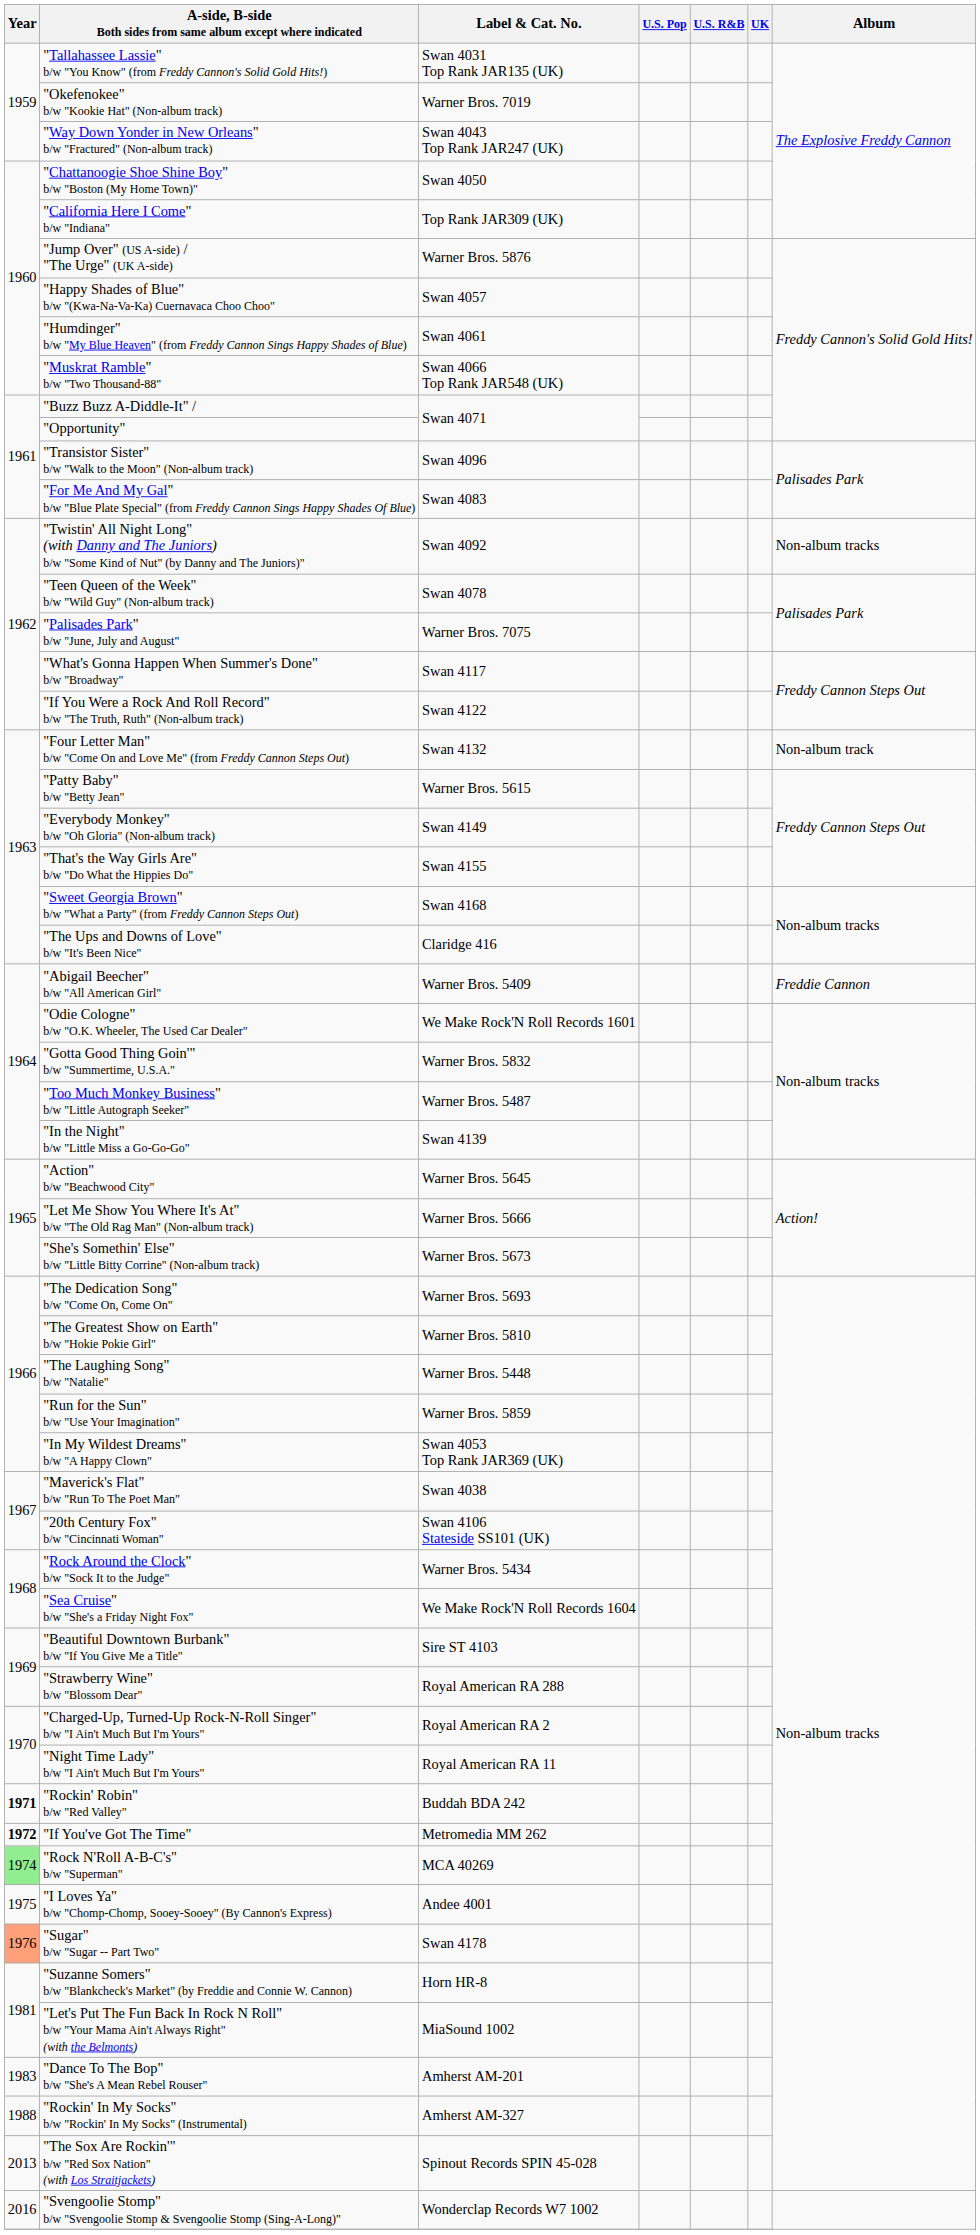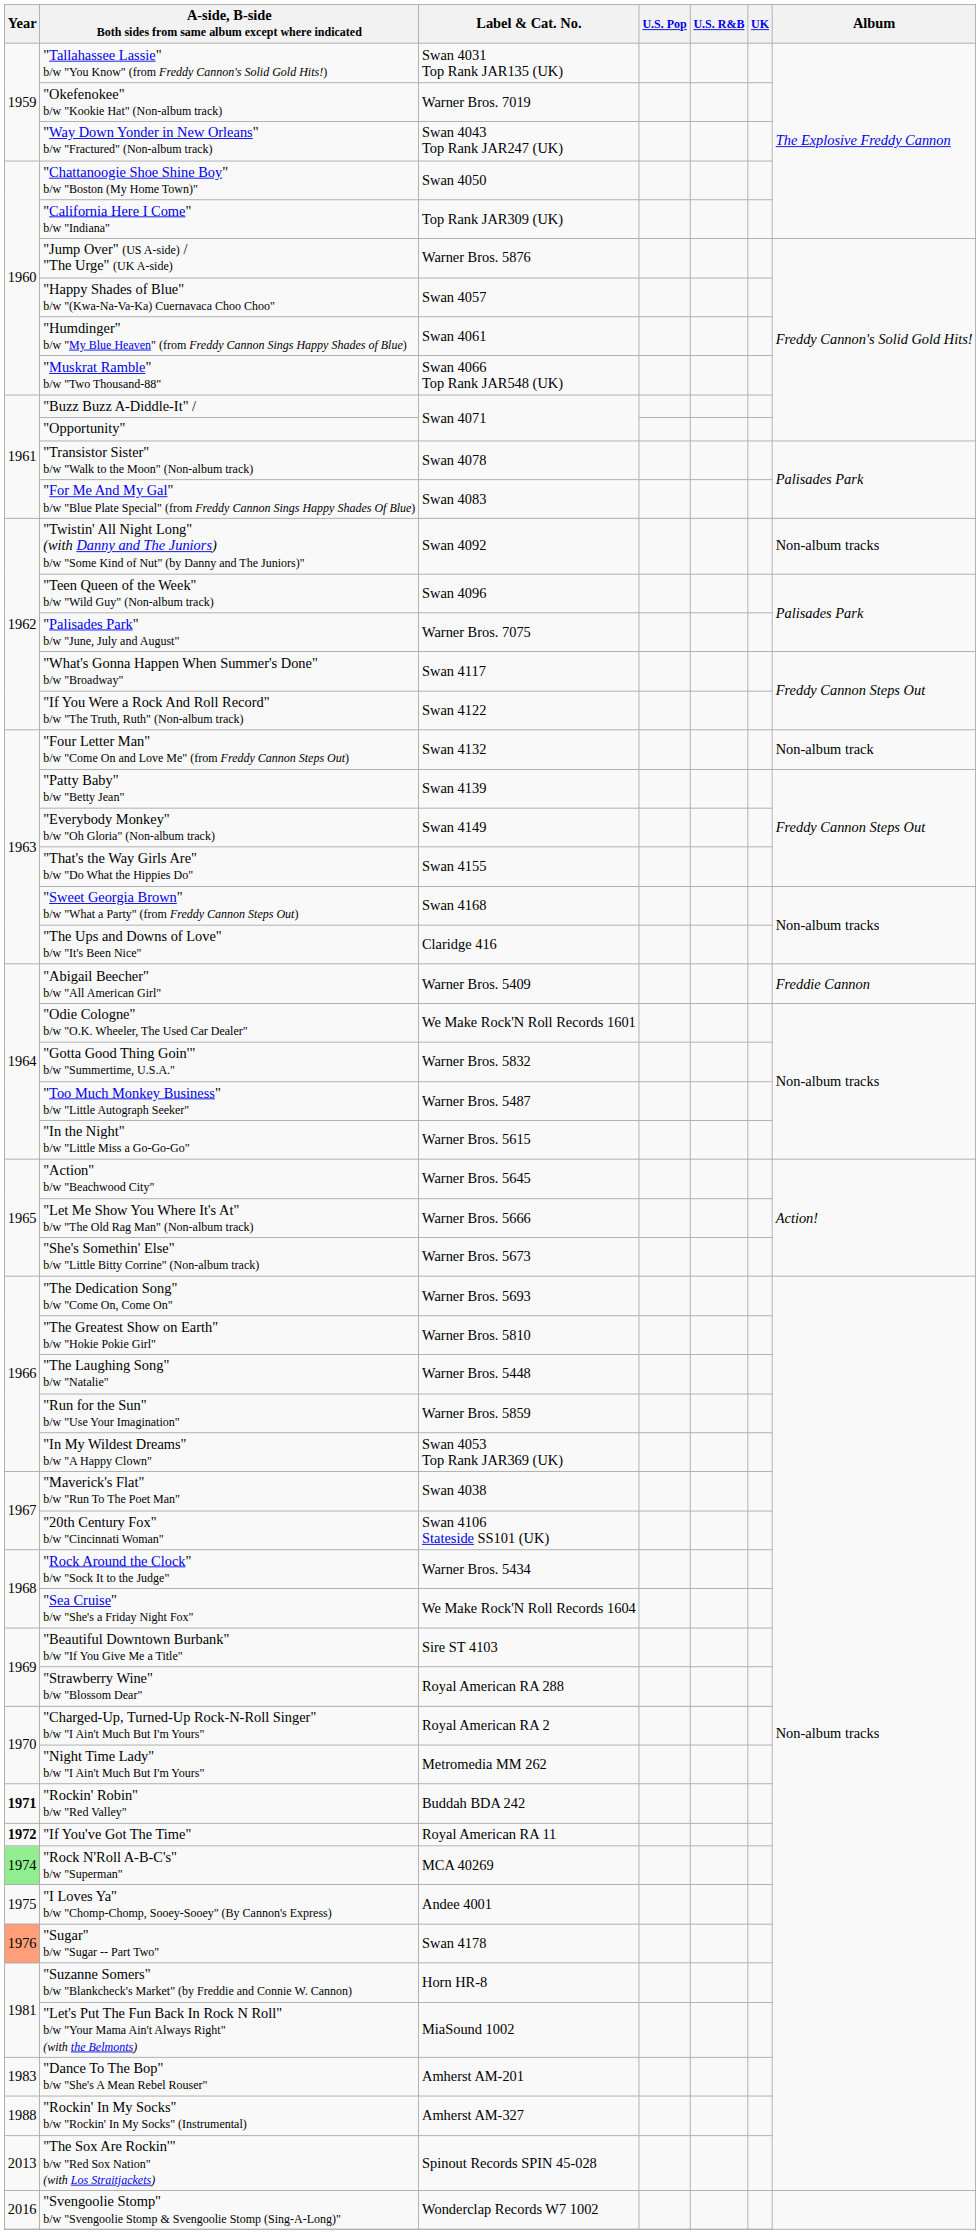(454, 460) Swan 4096 -> (454, 460) Swan 4078
(454, 593) Swan 4078 -> (454, 593) Swan 4096
(476, 788) Warner Bros. 5615 -> (454, 788) Swan 4139
(454, 1139) Swan 4139 -> (476, 1139) Warner Bros. 5615
(489, 1764) Royal American RA 11 -> (484, 1764) Metromedia MM 262
(484, 1834) Metromedia MM 262 -> (489, 1834) Royal American RA 11
